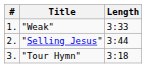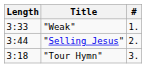columns swapped: (12, 12) <-> (123, 12)
